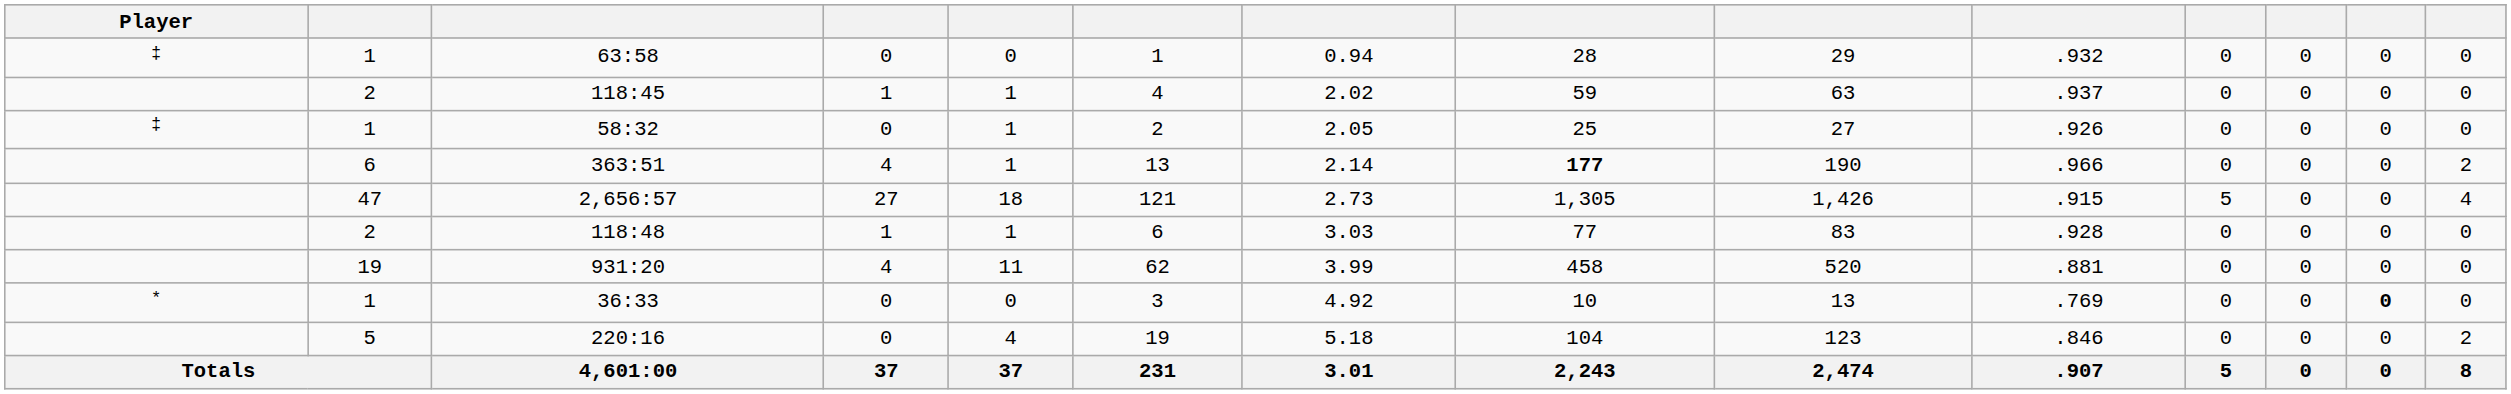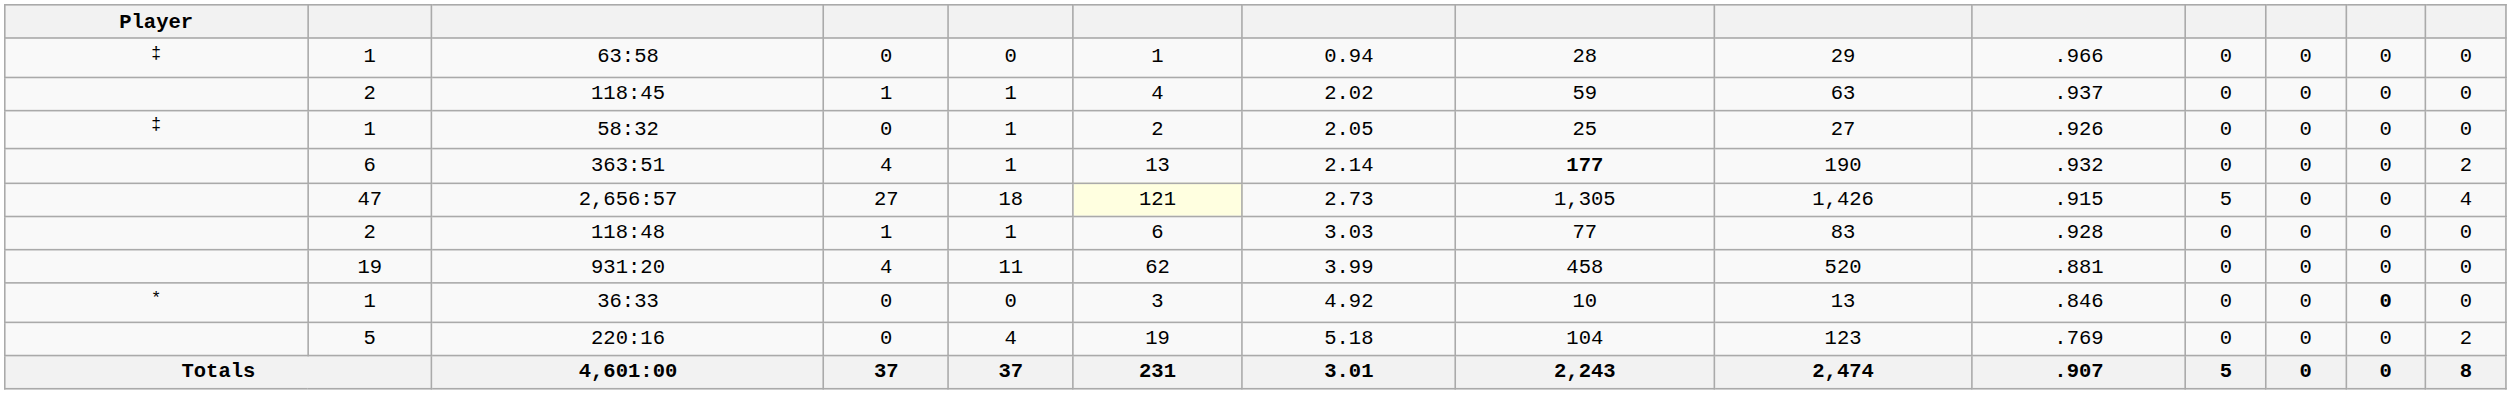(2079, 58) .932 -> (2079, 58) .966
(2079, 166) .966 -> (2079, 166) .932
(1158, 199) no background -> (1158, 199) lightyellow background
(2079, 302) .769 -> (2079, 302) .846
(2079, 339) .846 -> (2079, 339) .769
